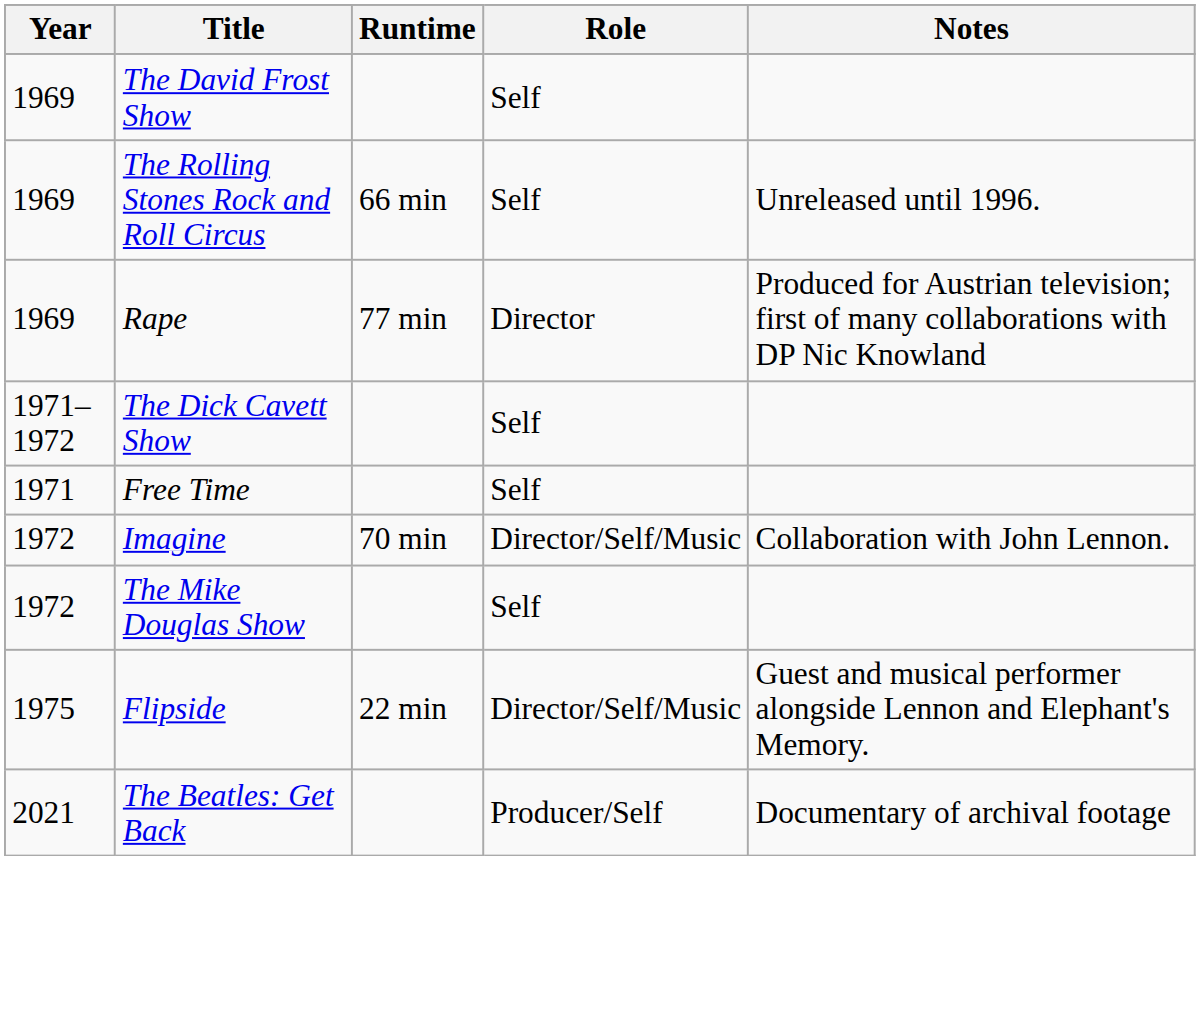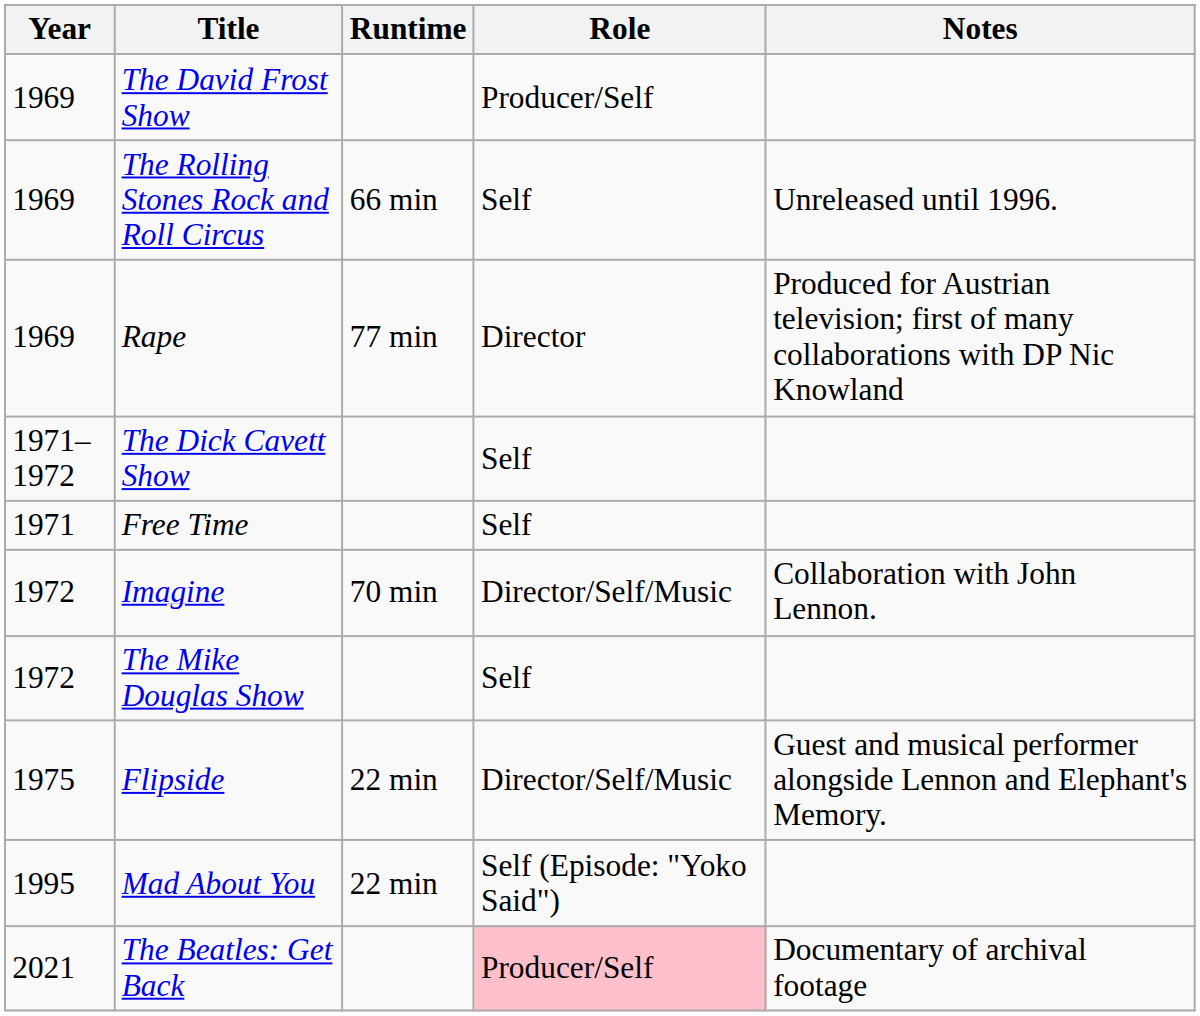(515, 96) Self -> (567, 96) Producer/Self
+ row: (218, 882)
(576, 812) no background -> (567, 967) pink background
